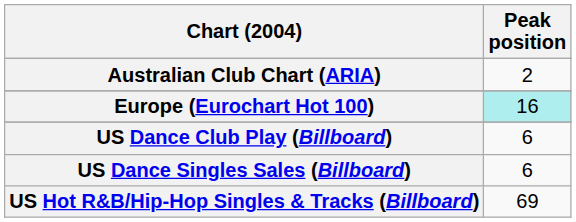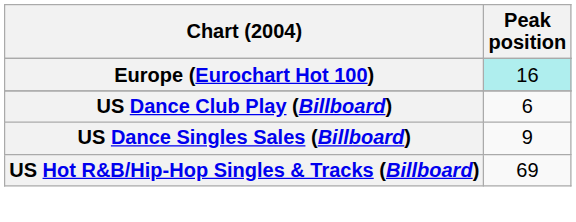- row: (244, 74)
(527, 169) 6 -> (527, 138) 9
